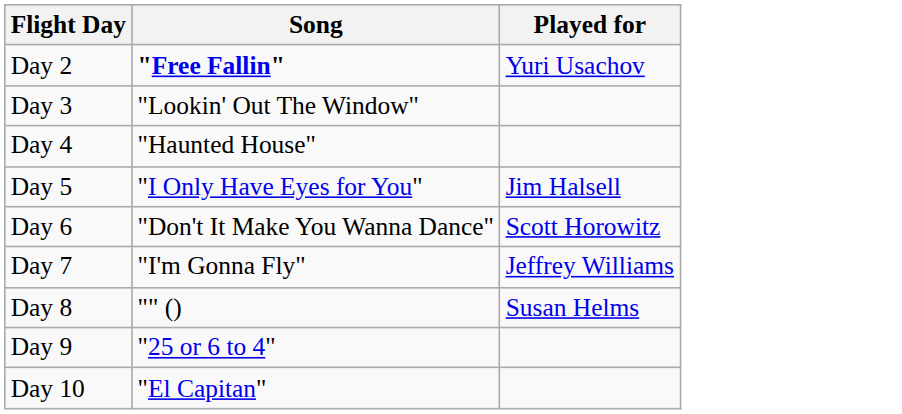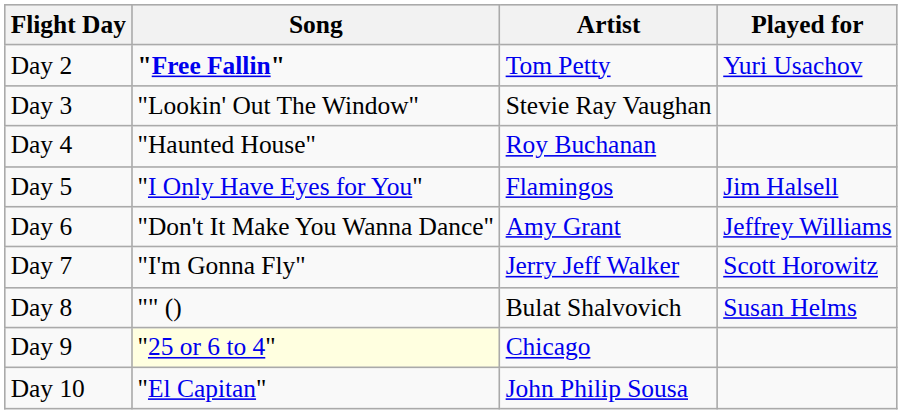+ column: (609, 24)
(583, 226) Scott Horowitz -> (807, 226) Jeffrey Williams
(590, 266) Jeffrey Williams -> (801, 266) Scott Horowitz
(207, 347) no background -> (207, 347) lightyellow background
